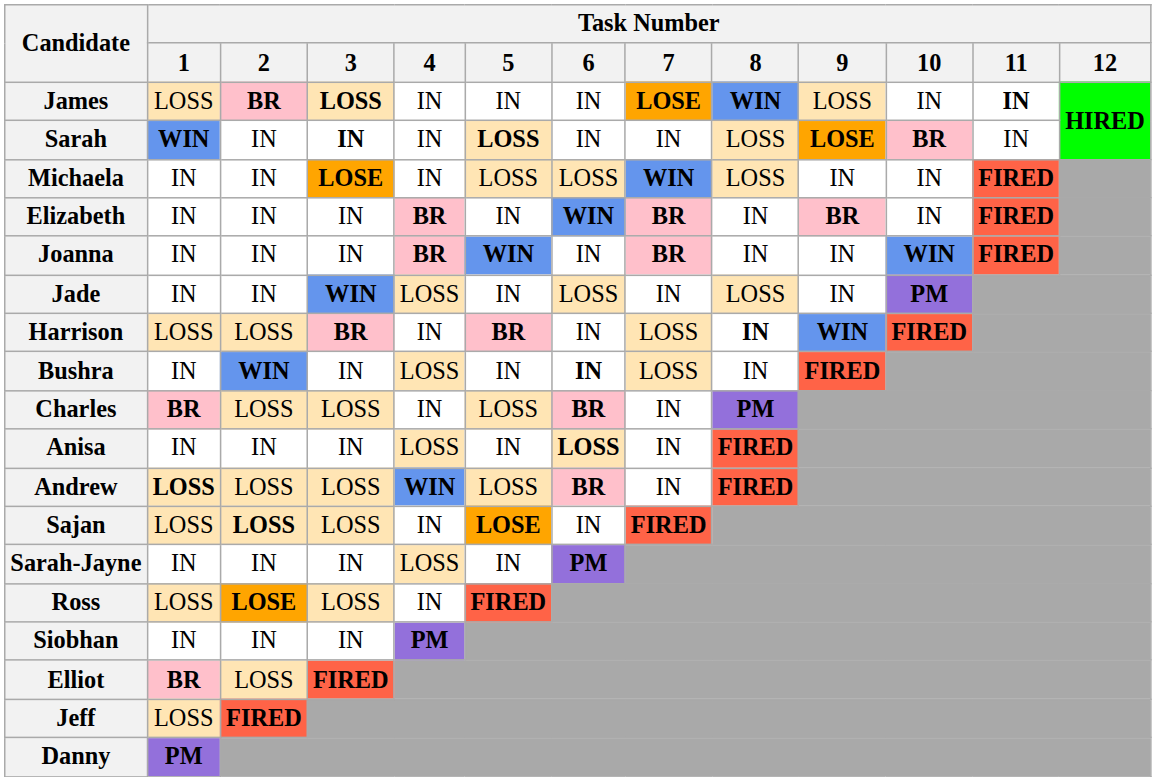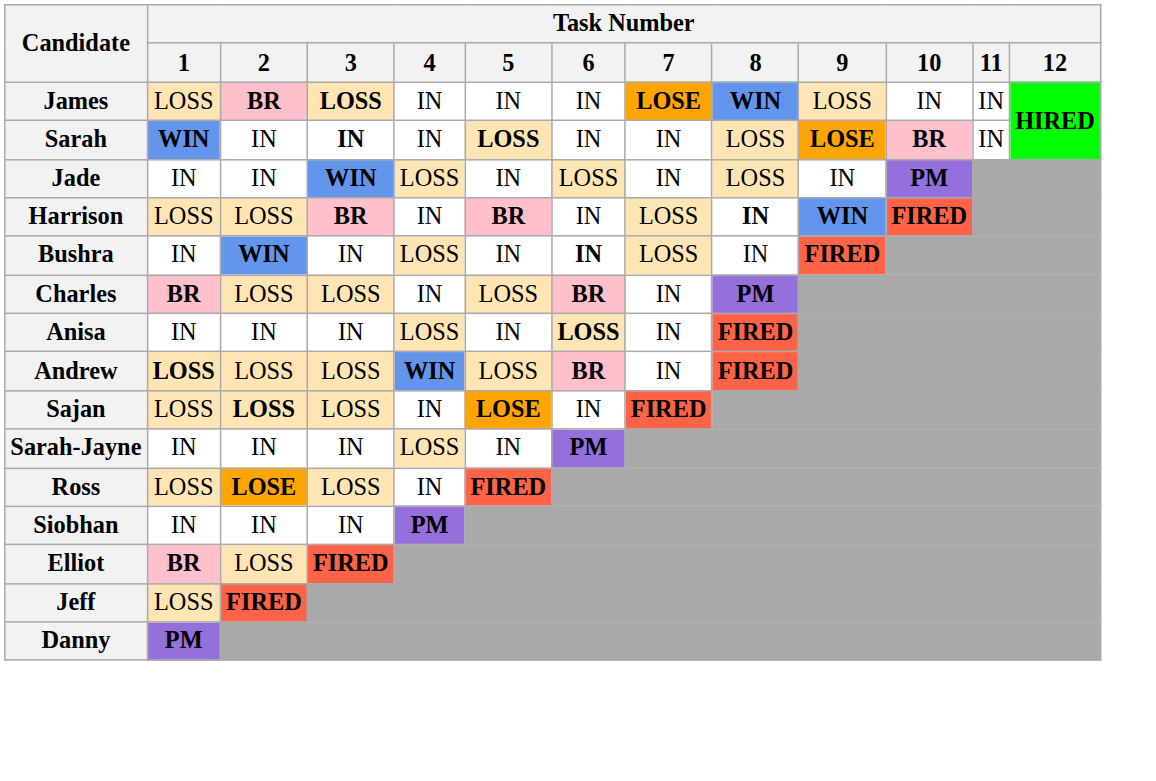(1016, 100) bold -> (991, 100) normal
- row: (76, 178)
- row: (76, 216)
- row: (76, 255)
